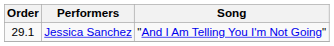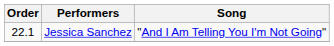(23, 32) 29.1 -> (23, 32) 22.1
